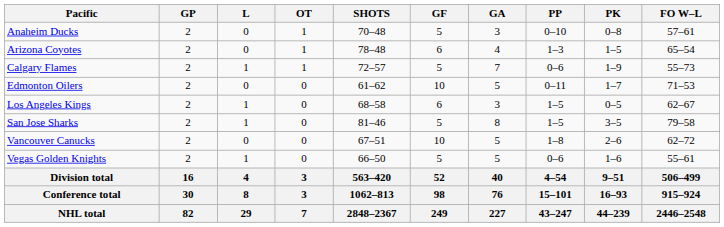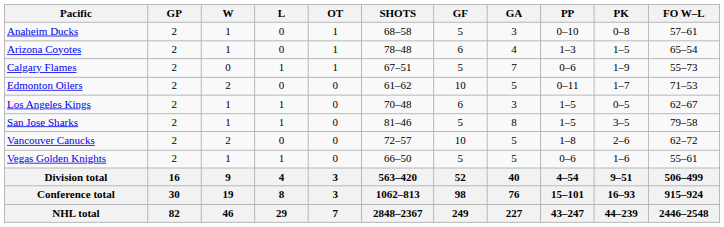+ column: (228, 13)
(372, 31) 70–48 -> (398, 31) 68–58
(372, 67) 72–57 -> (398, 67) 67–51
(372, 104) 68–58 -> (398, 104) 70–48
(372, 140) 67–51 -> (398, 140) 72–57
